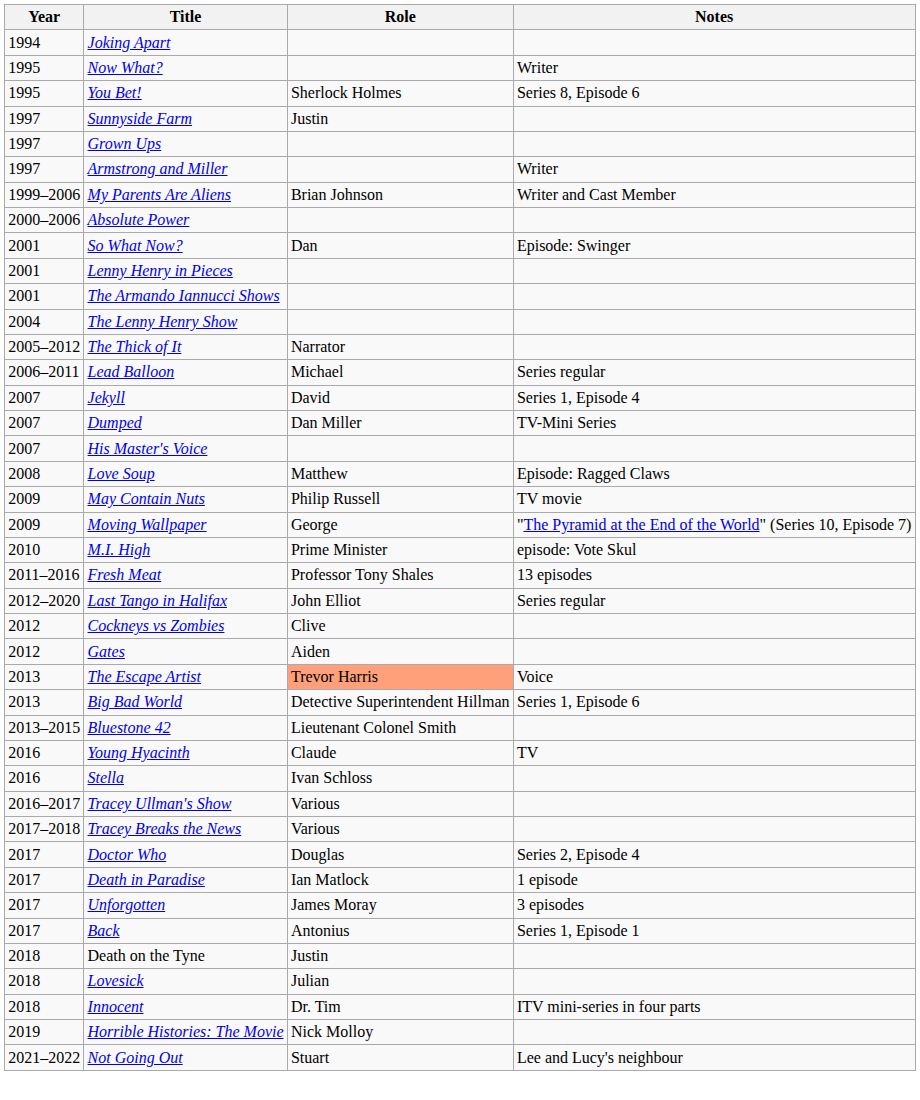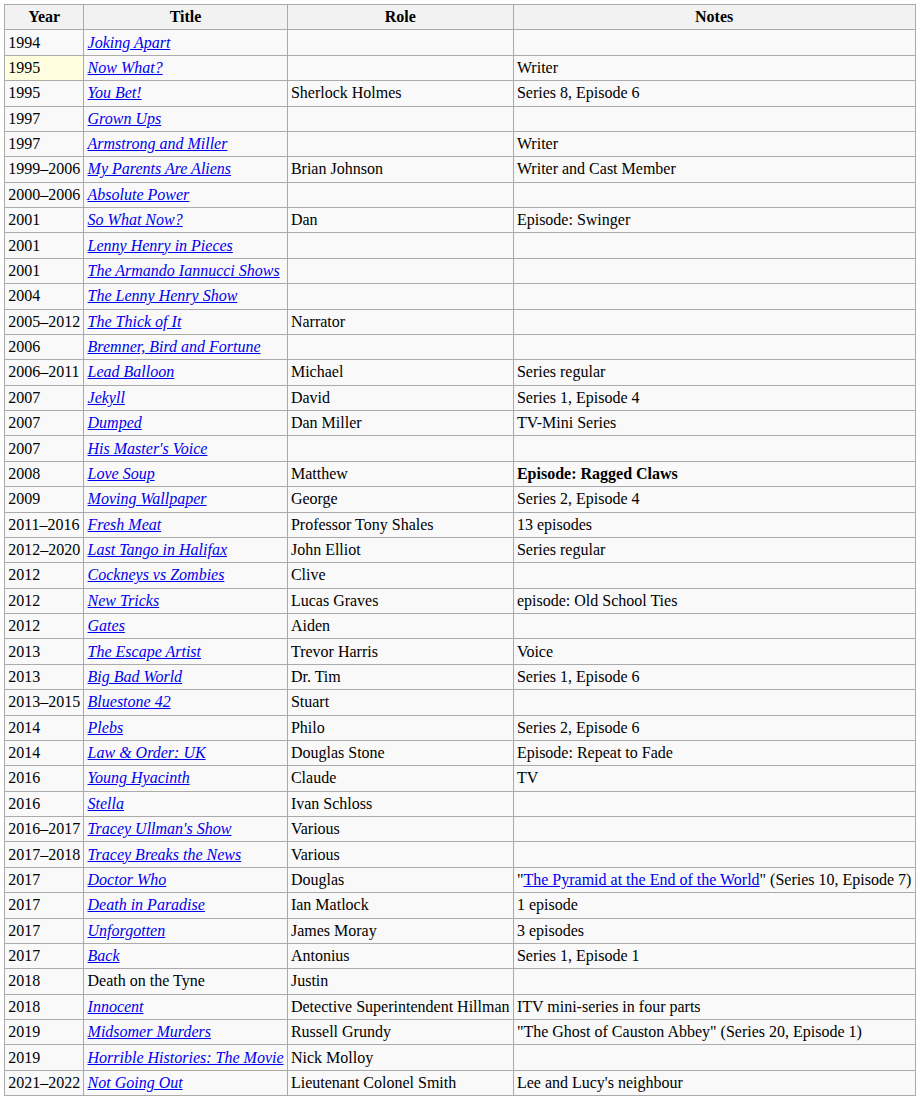(24, 67) no background -> (24, 67) lightyellow background
- row: (140, 118)
+ row: (174, 347)
(593, 473) normal -> (597, 473) bold
- row: (146, 499)
(714, 524) "The Pyramid at the End of the World" (Series 10, Episode 7) -> (578, 499) Series 2, Episode 4
- row: (119, 550)
+ row: (123, 600)
(334, 676) lightsalmon background -> (334, 651) no background
(400, 702) Detective Superintendent Hillman -> (316, 676) Dr. Tim
(374, 727) Lieutenant Colonel Smith -> (310, 702) Stuart
+ row: (105, 727)
+ row: (147, 753)
(578, 854) Series 2, Episode 4 -> (714, 879) "The Pyramid at the End of the World" (Series 10, Episode 7)
- row: (116, 981)
(316, 1006) Dr. Tim -> (400, 1006) Detective Superintendent Hillman
+ row: (149, 1032)
(310, 1057) Stuart -> (374, 1082) Lieutenant Colonel Smith
